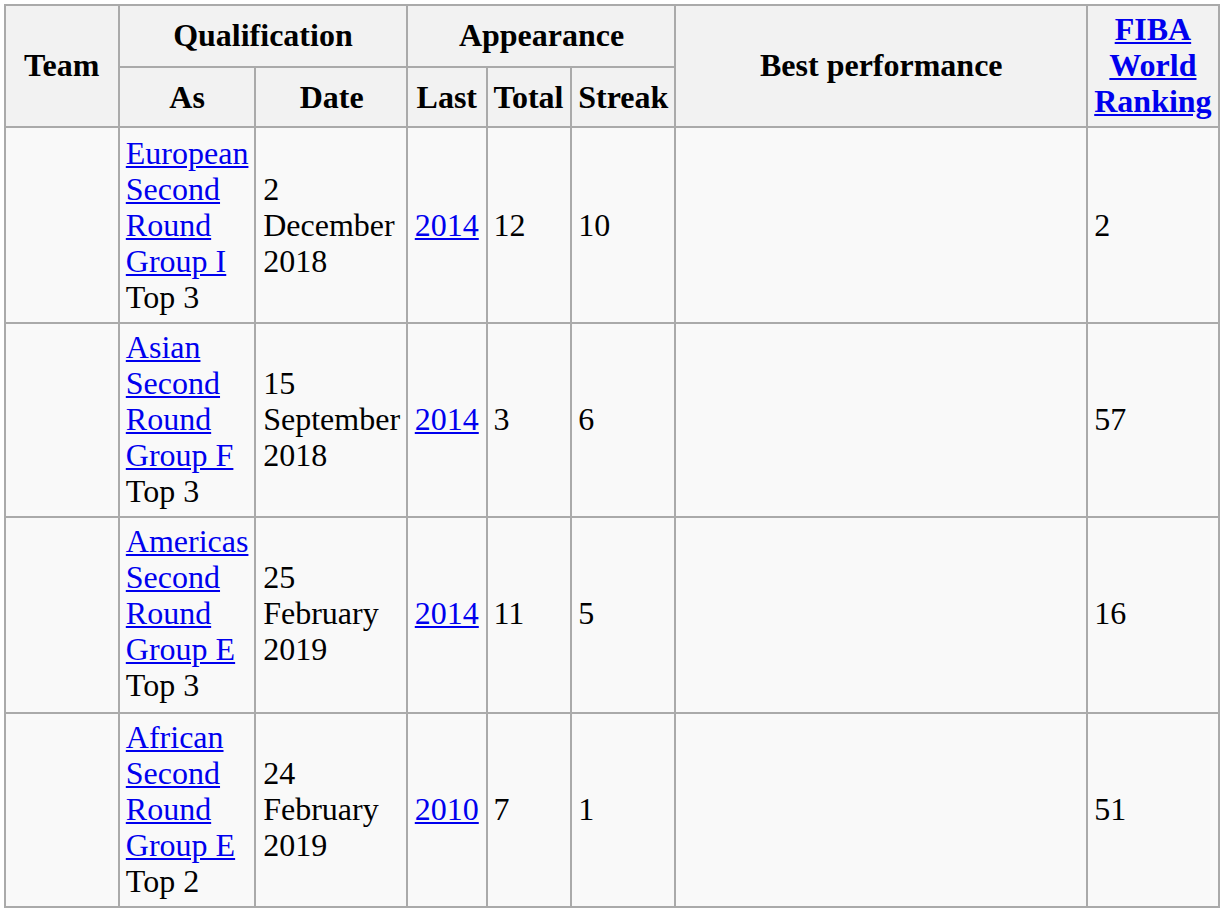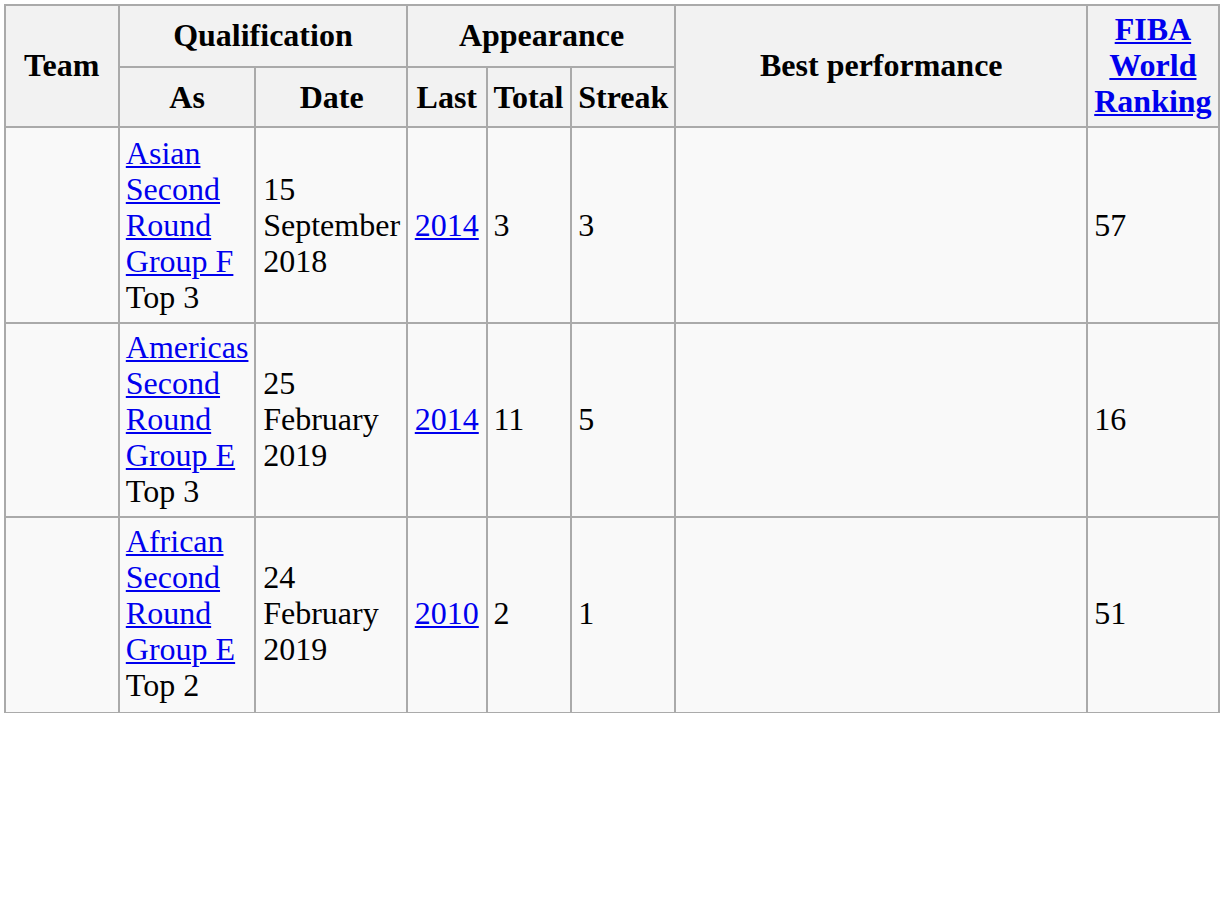- row: (187, 224)
(586, 419) 6 -> (586, 224) 3
(502, 808) 7 -> (502, 614) 2
